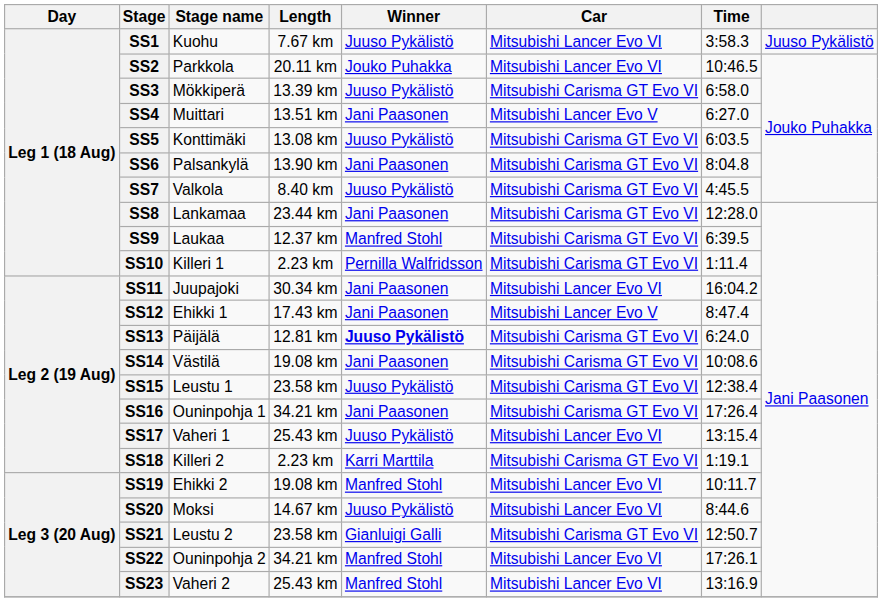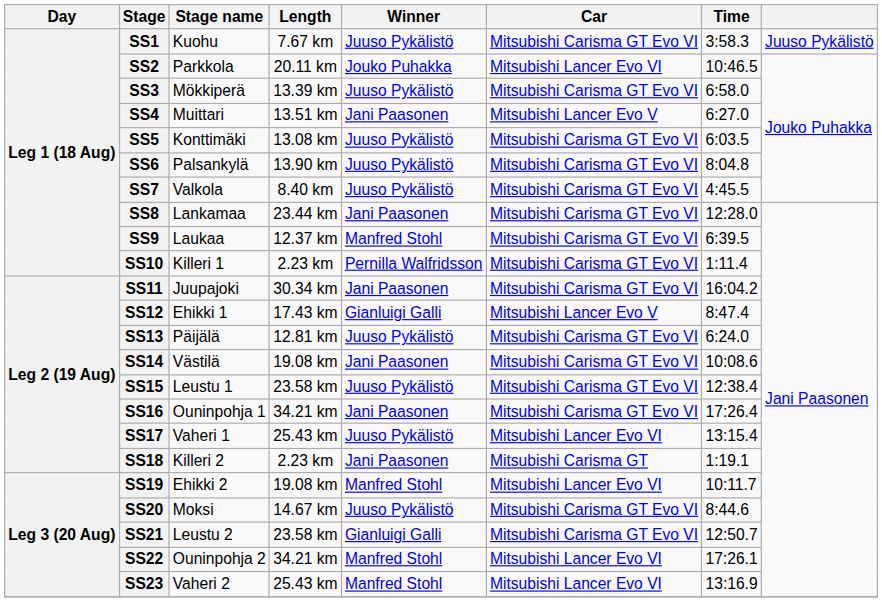(576, 41) Mitsubishi Lancer Evo VI -> (594, 41) Mitsubishi Carisma GT Evo VI
(397, 164) Jani Paasonen -> (399, 164) Juuso Pykälistö
(576, 288) Mitsubishi Lancer Evo VI -> (594, 288) Mitsubishi Carisma GT Evo VI
(397, 312) Jani Paasonen -> (393, 312) Gianluigi Galli
(404, 337) bold -> (399, 337) normal
(389, 460) Karri Marttila -> (397, 460) Jani Paasonen
(594, 460) Mitsubishi Carisma GT Evo VI -> (569, 460) Mitsubishi Carisma GT
(576, 510) Mitsubishi Lancer Evo VI -> (594, 510) Mitsubishi Carisma GT Evo VI
